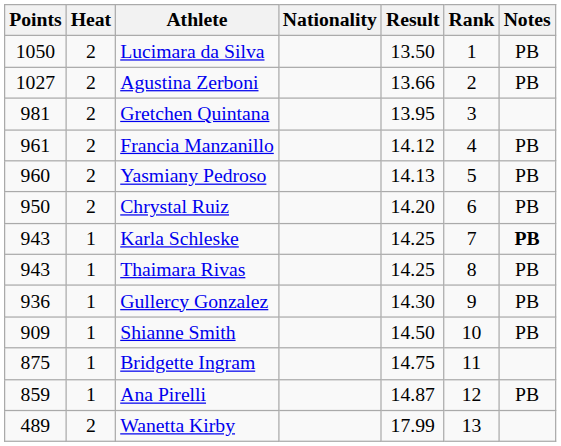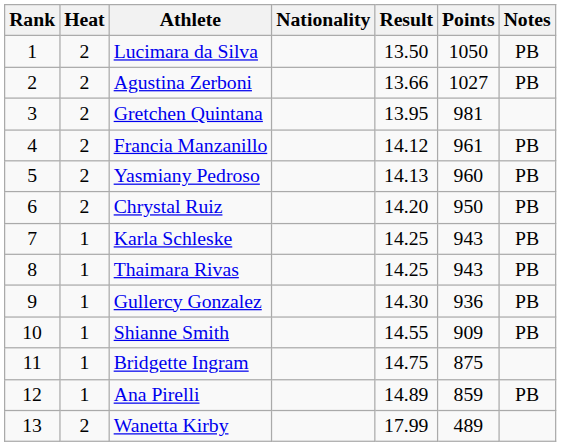columns swapped: (472, 20) <-> (35, 20)
(527, 238) bold -> (527, 238) normal
(413, 332) 14.50 -> (406, 332) 14.55
(413, 394) 14.87 -> (406, 394) 14.89
